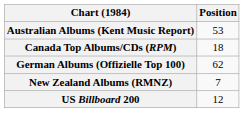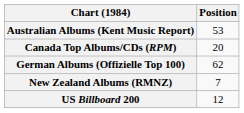(218, 47) 18 -> (218, 47) 20
